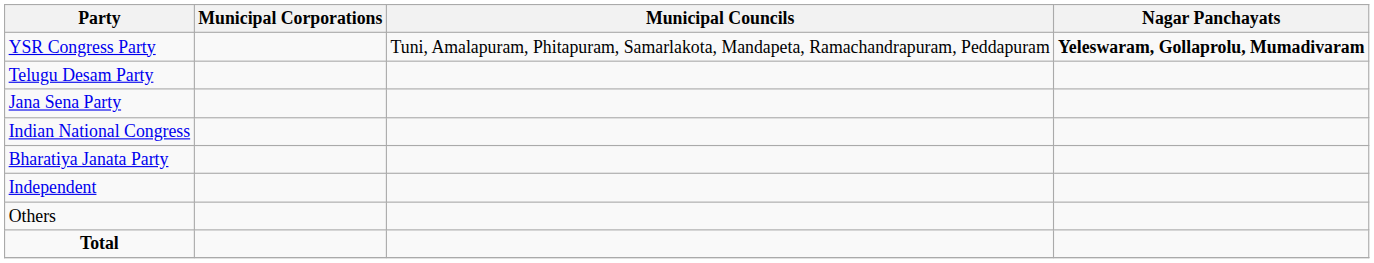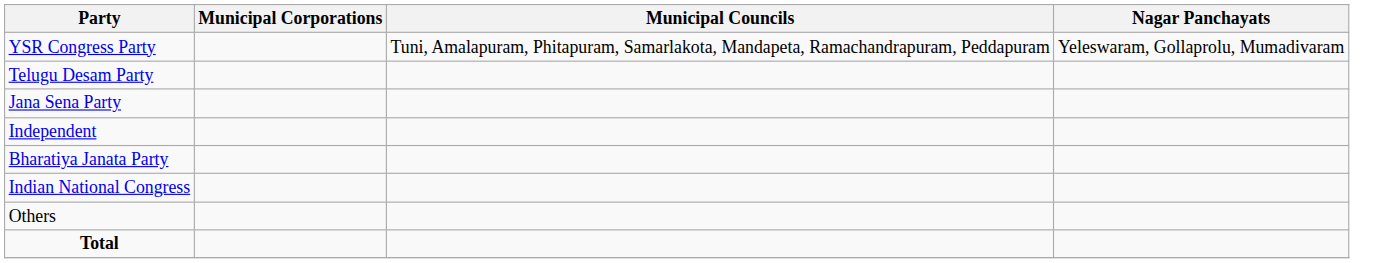(1211, 46) bold -> (1201, 46) normal
rows swapped: (99, 131) <-> (53, 187)
